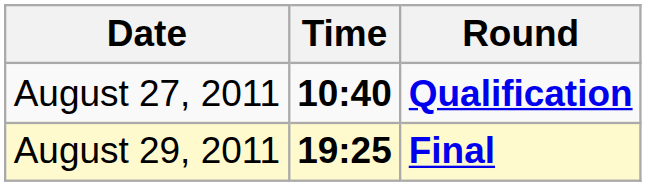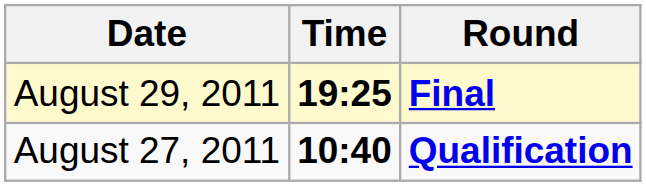rows swapped: (147, 92) <-> (147, 151)
